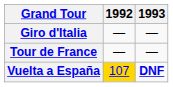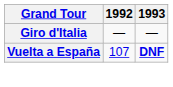- row: (54, 52)
(119, 71) gold background -> (119, 52) no background
